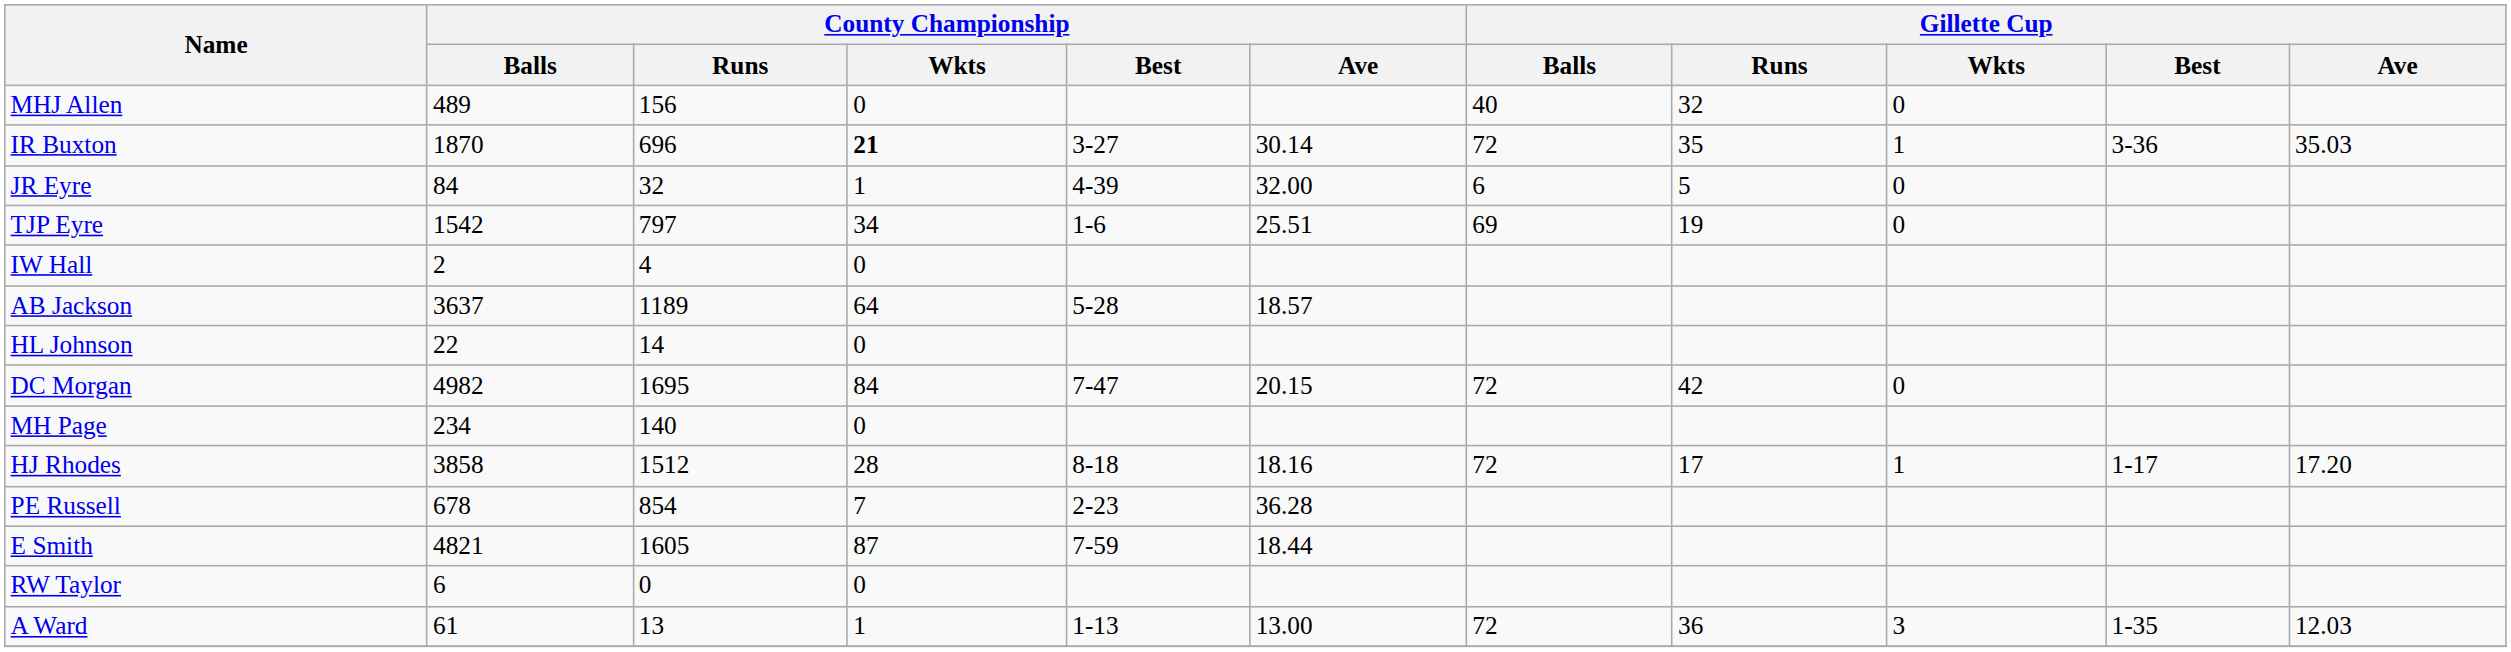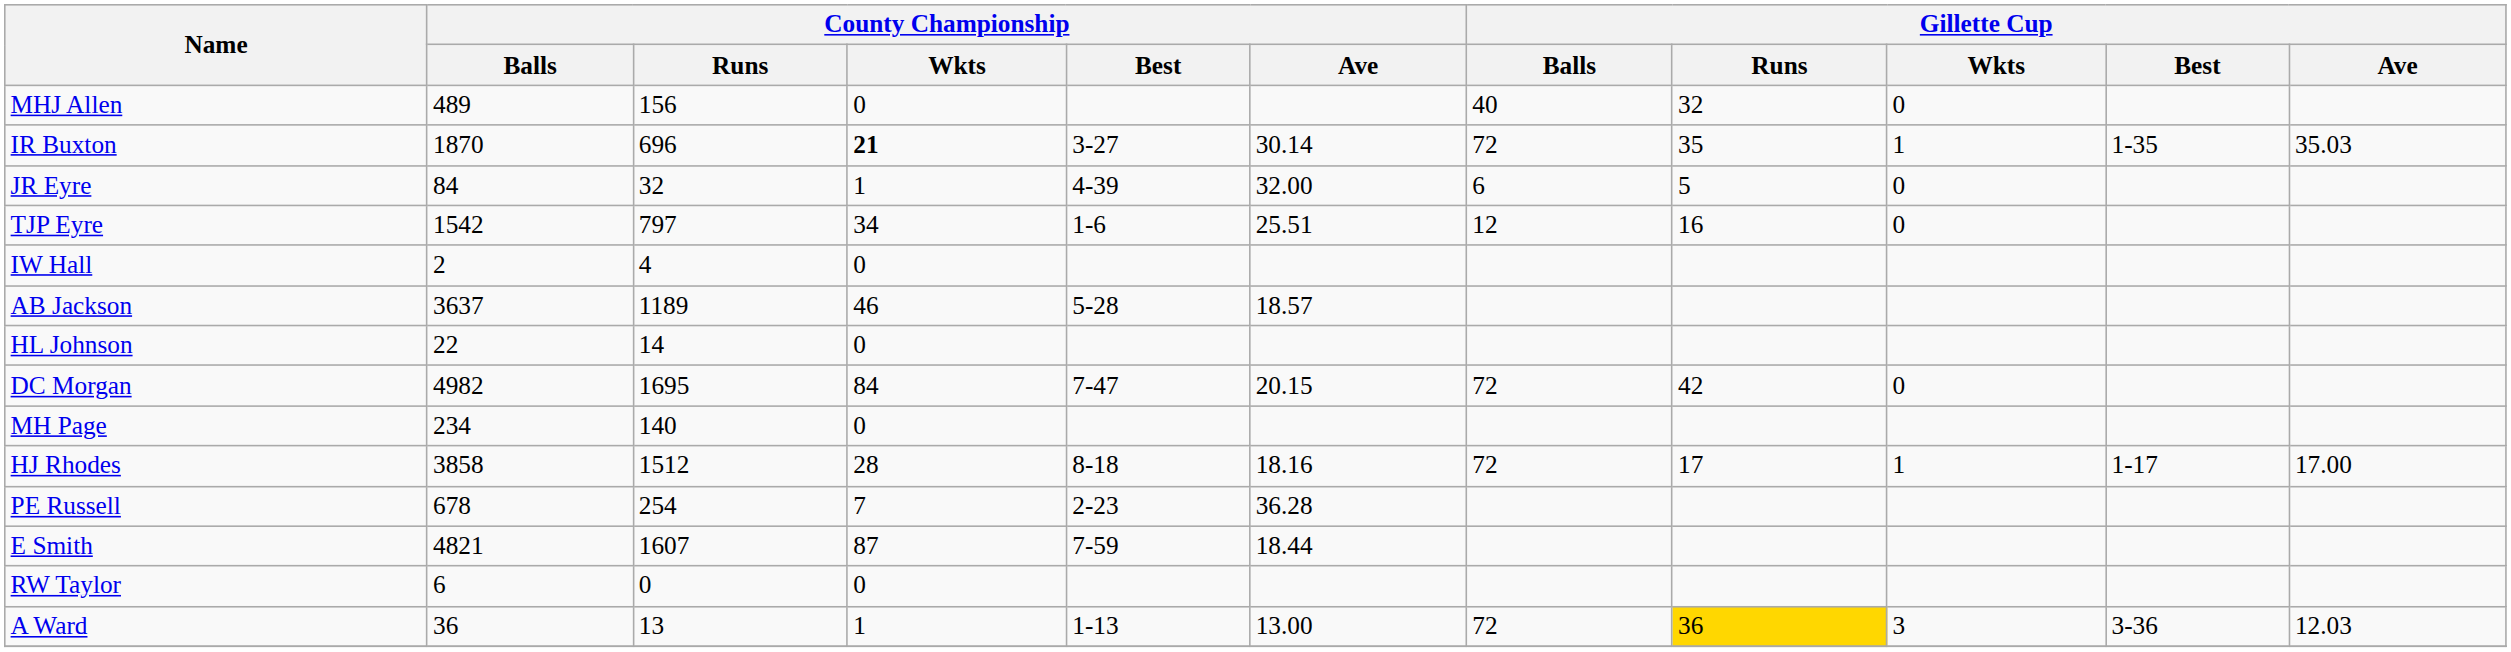(2135, 144) 3-36 -> (2135, 144) 1-35
(1485, 225) 69 -> (1485, 225) 12
(1691, 225) 19 -> (1691, 225) 16
(866, 305) 64 -> (866, 305) 46
(2323, 465) 17.20 -> (2323, 465) 17.00
(658, 505) 854 -> (658, 505) 254
(664, 545) 1605 -> (664, 545) 1607
(446, 625) 61 -> (446, 625) 36
(1691, 625) no background -> (1691, 625) gold background
(2135, 625) 1-35 -> (2135, 625) 3-36
